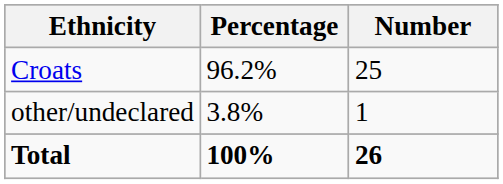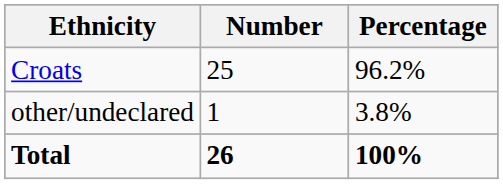columns swapped: (423, 26) <-> (274, 26)
